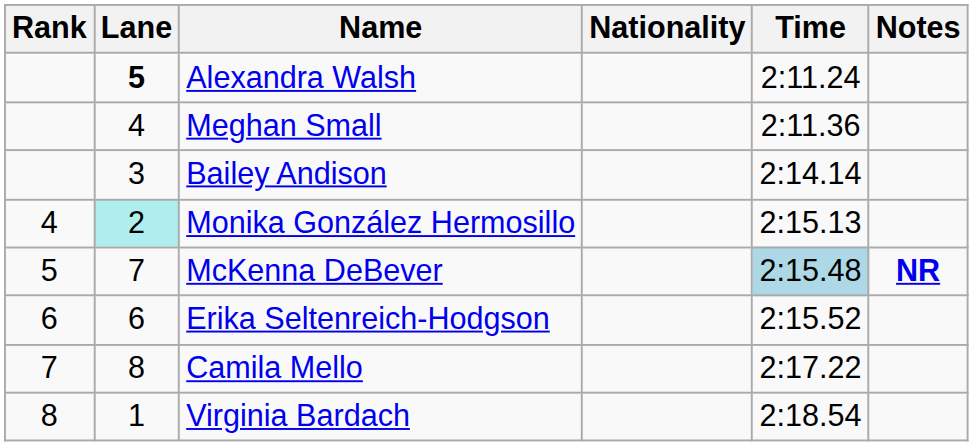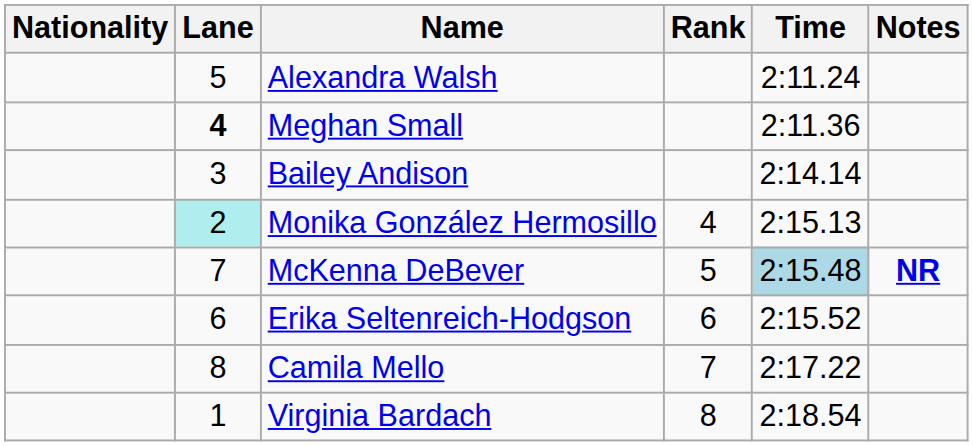columns swapped: (49, 28) <-> (667, 28)
(136, 77) bold -> (218, 77) normal
(136, 125) normal -> (218, 125) bold
